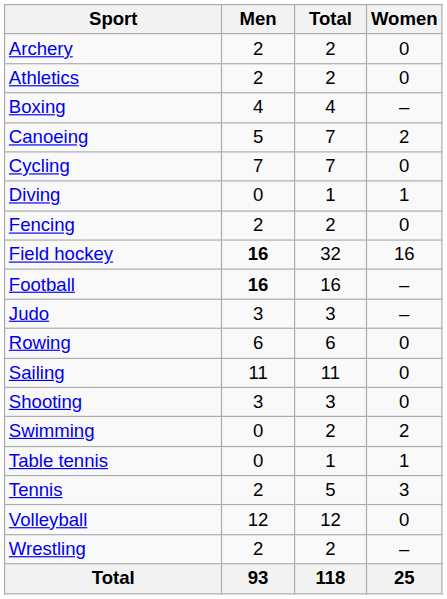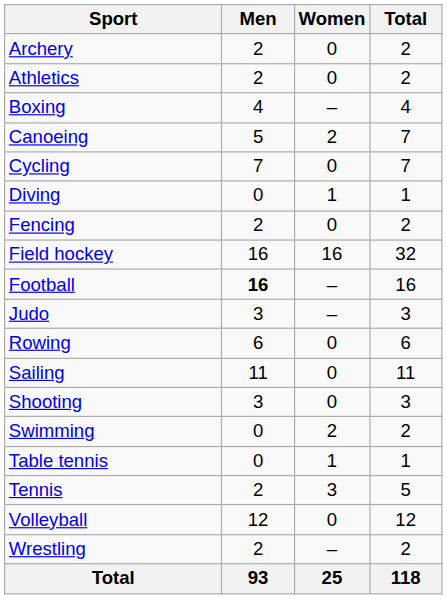columns swapped: (404, 19) <-> (330, 19)
(258, 254) bold -> (258, 254) normal
